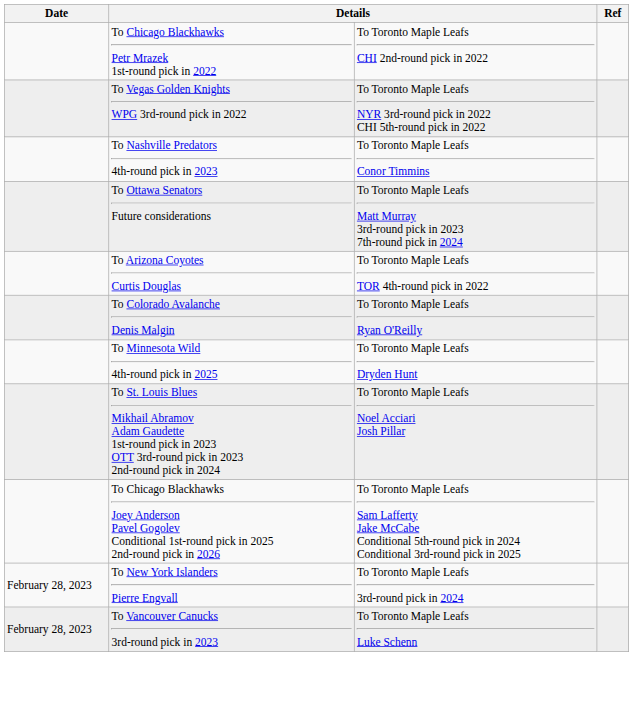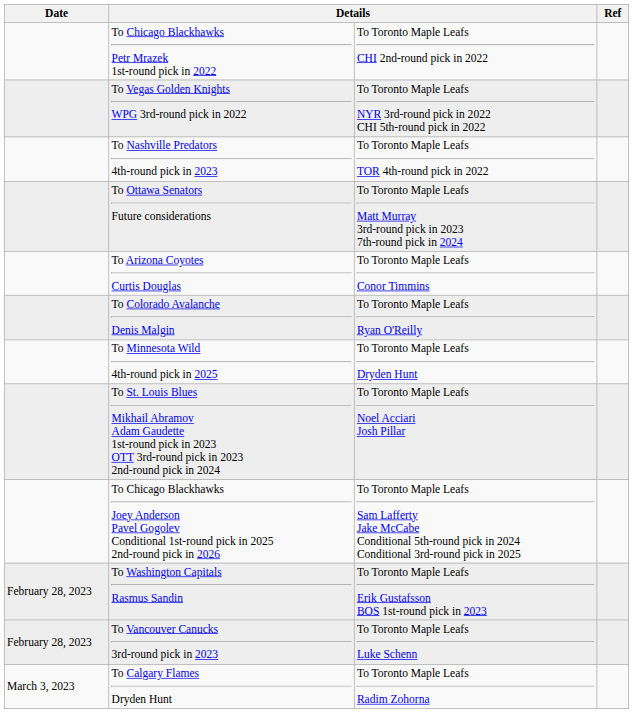(476, 159) To Toronto Maple Leafs Conor Timmins -> (476, 159) To Toronto Maple Leafs TOR 4th-round pick in 2022
(476, 273) To Toronto Maple Leafs TOR 4th-round pick in 2022 -> (476, 273) To Toronto Maple Leafs Conor Timmins
+ row: (232, 585)
- row: (232, 585)
+ row: (232, 686)
